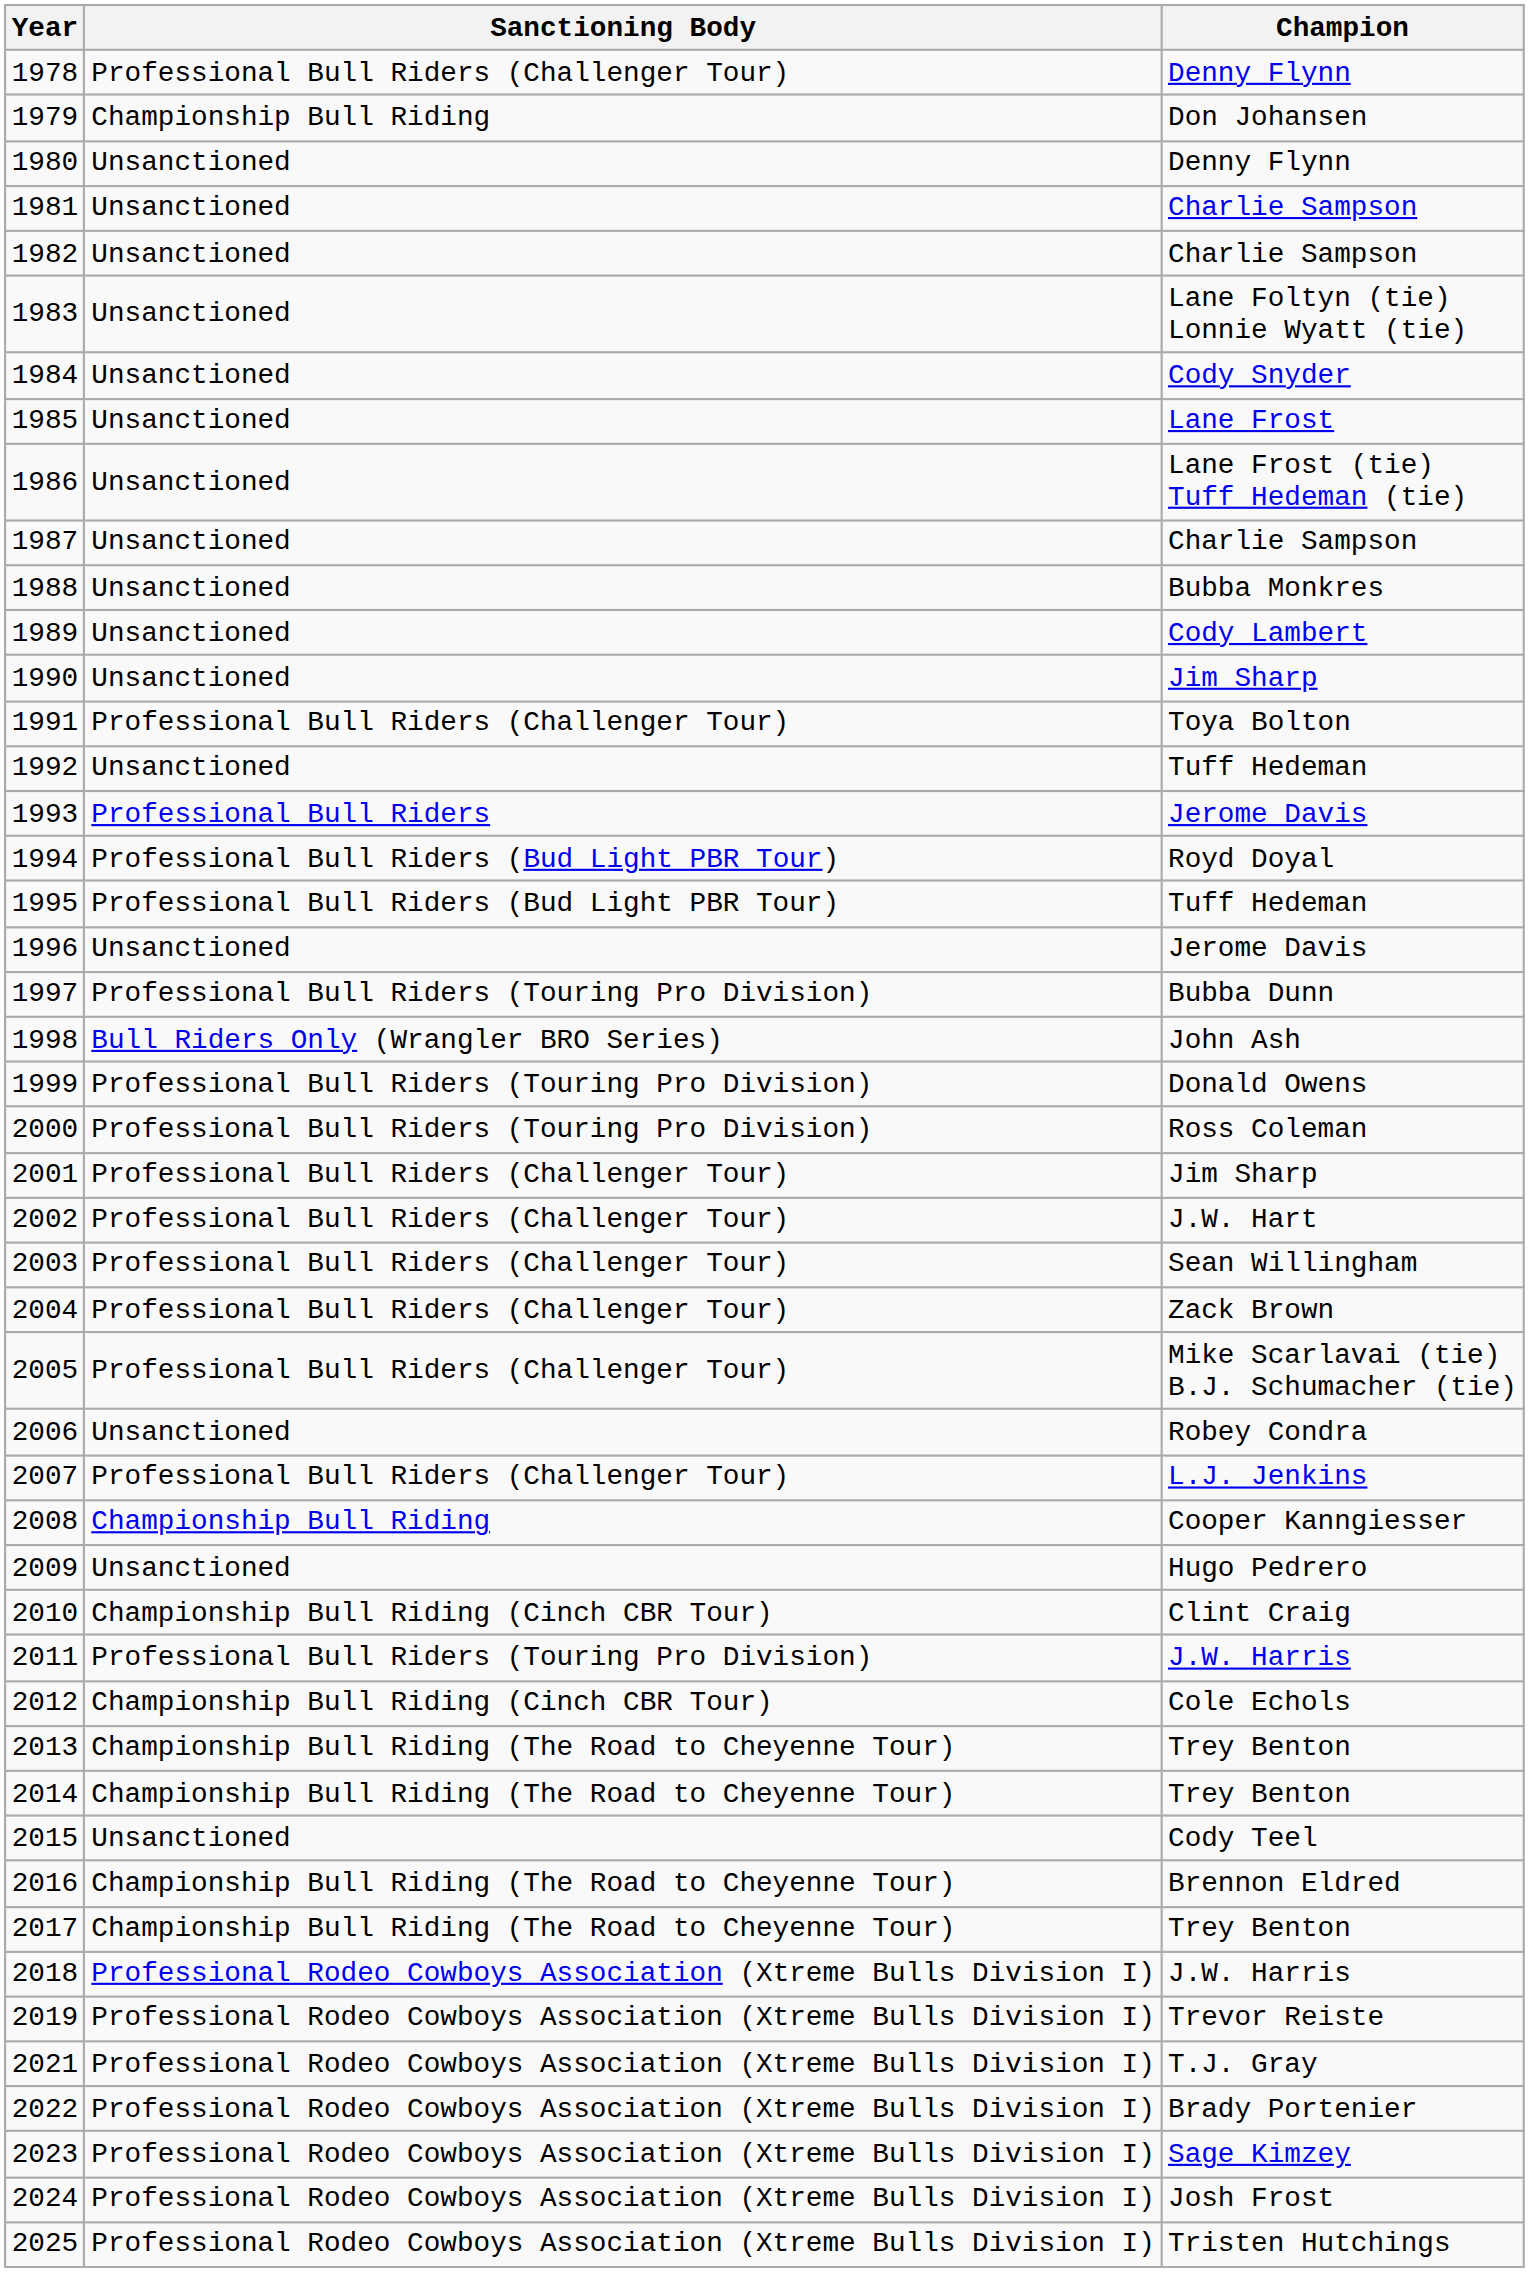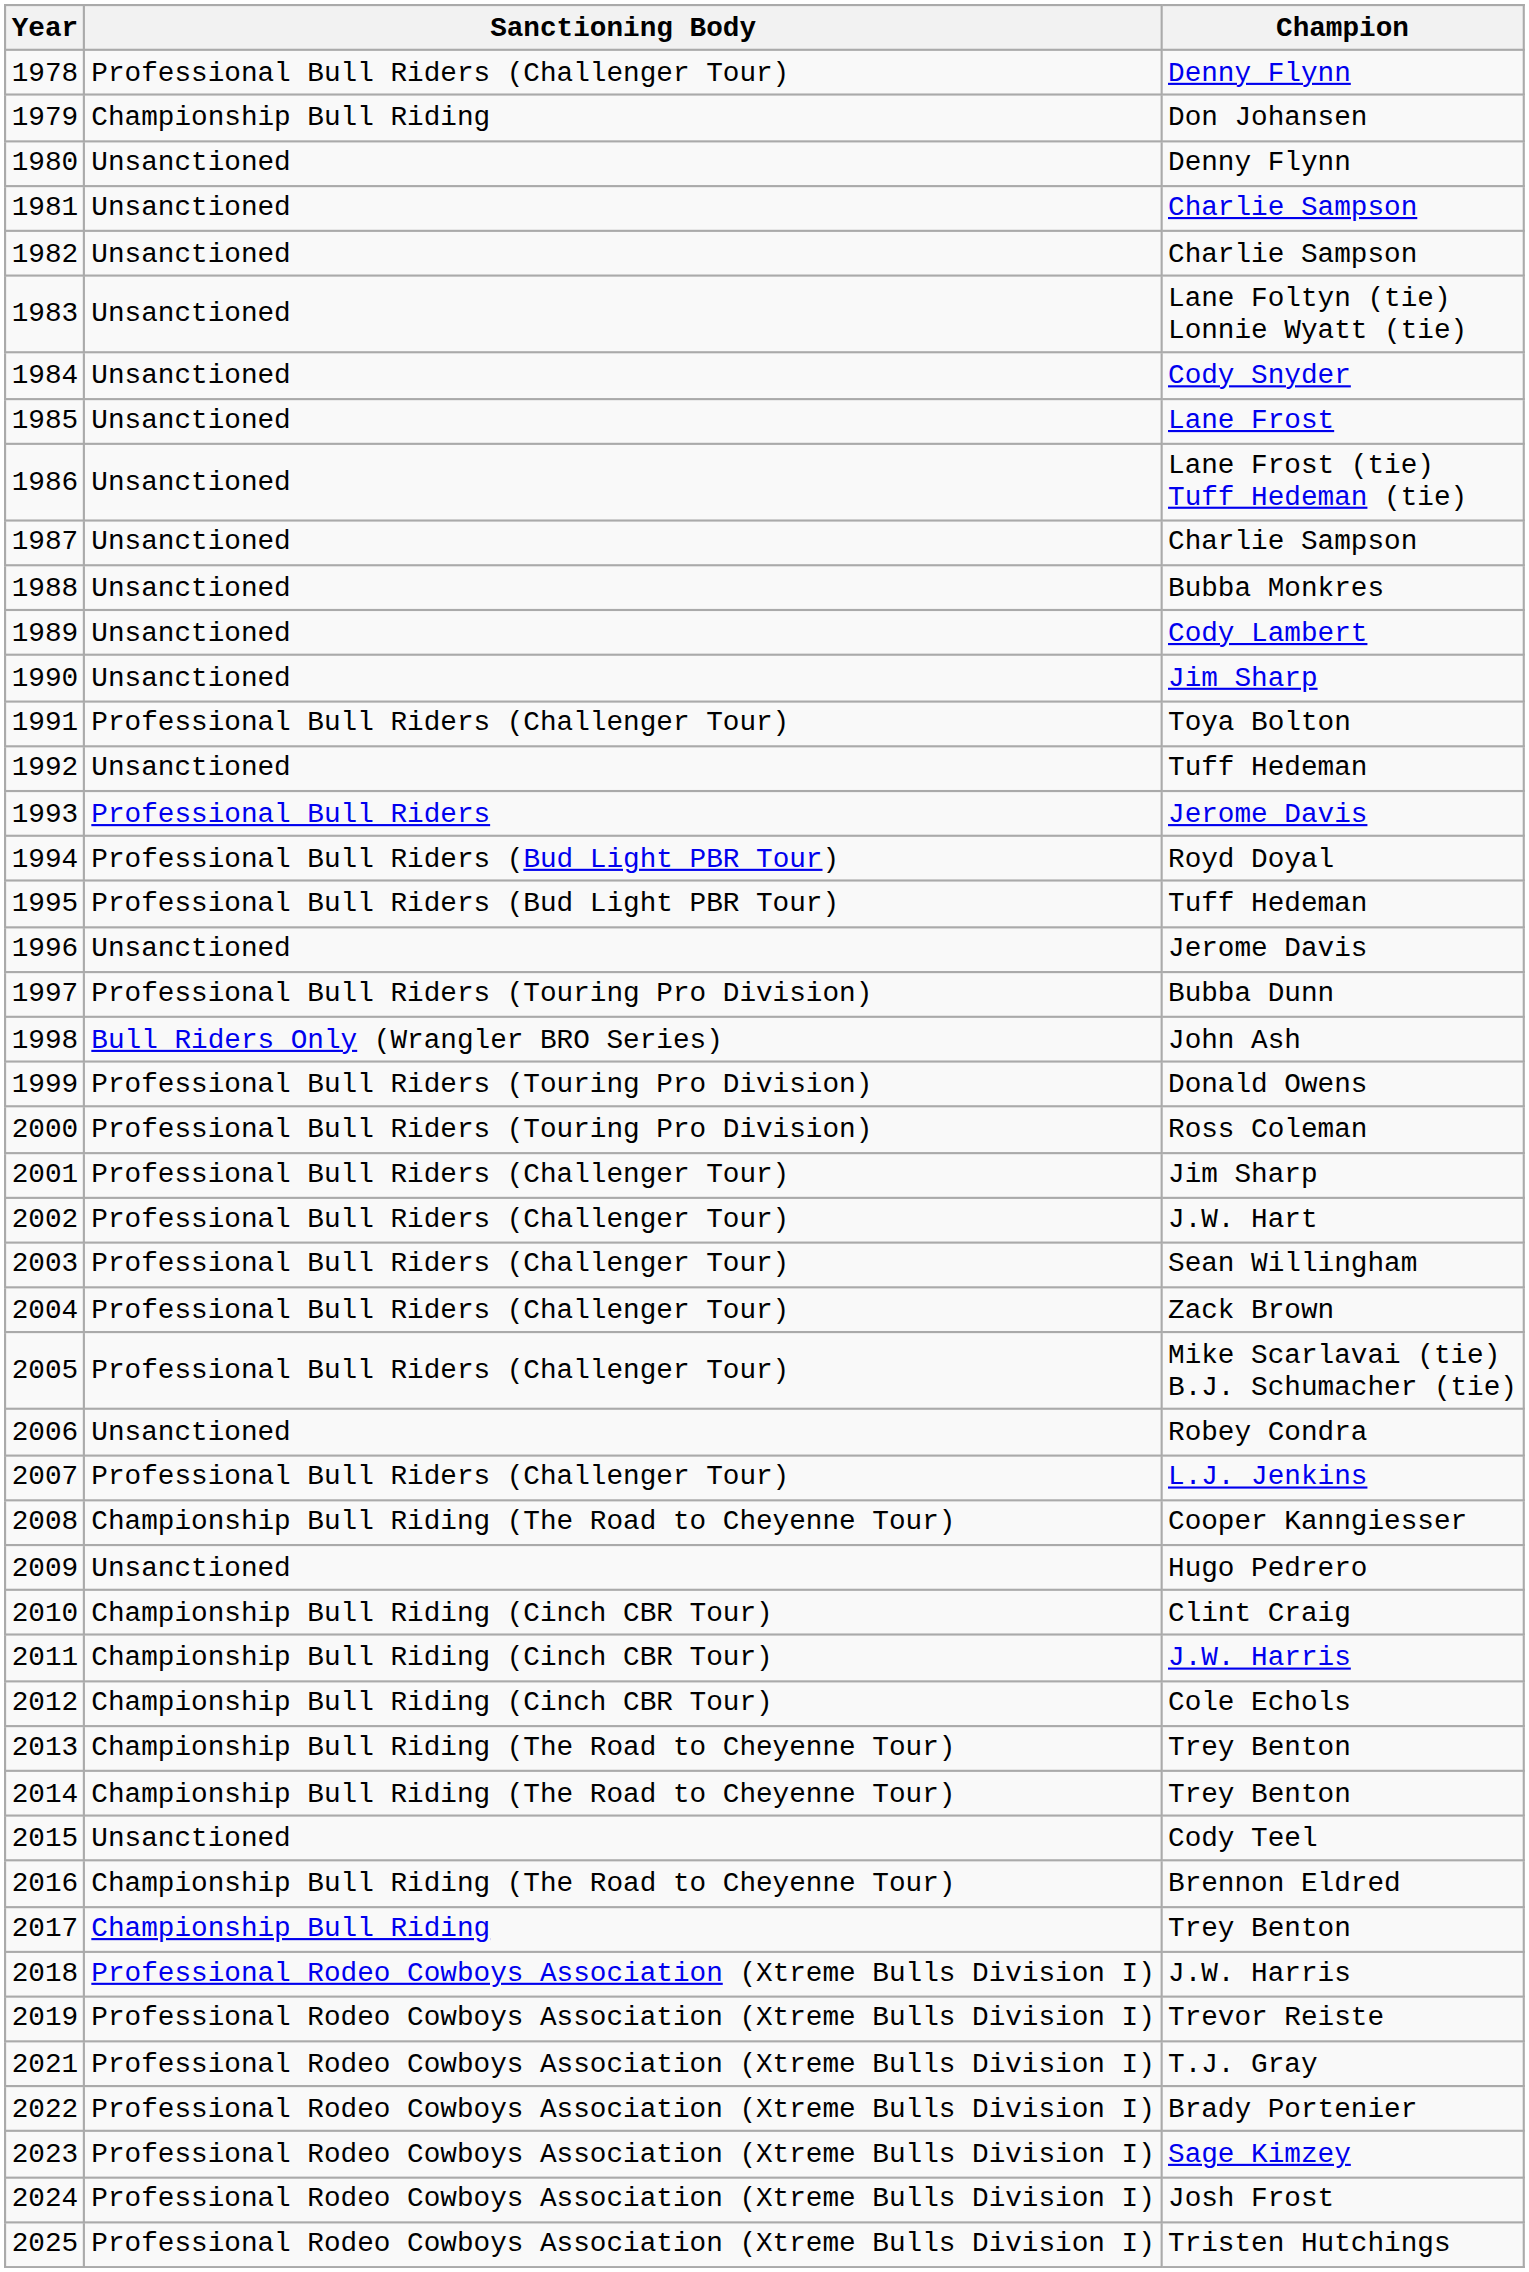(291, 1522) Championship Bull Riding -> (523, 1522) Championship Bull Riding (The Road to Cheyenne Tour)
(482, 1658) Professional Bull Riders (Touring Pro Division) -> (432, 1658) Championship Bull Riding (Cinch CBR Tour)
(523, 1929) Championship Bull Riding (The Road to Cheyenne Tour) -> (291, 1929) Championship Bull Riding
